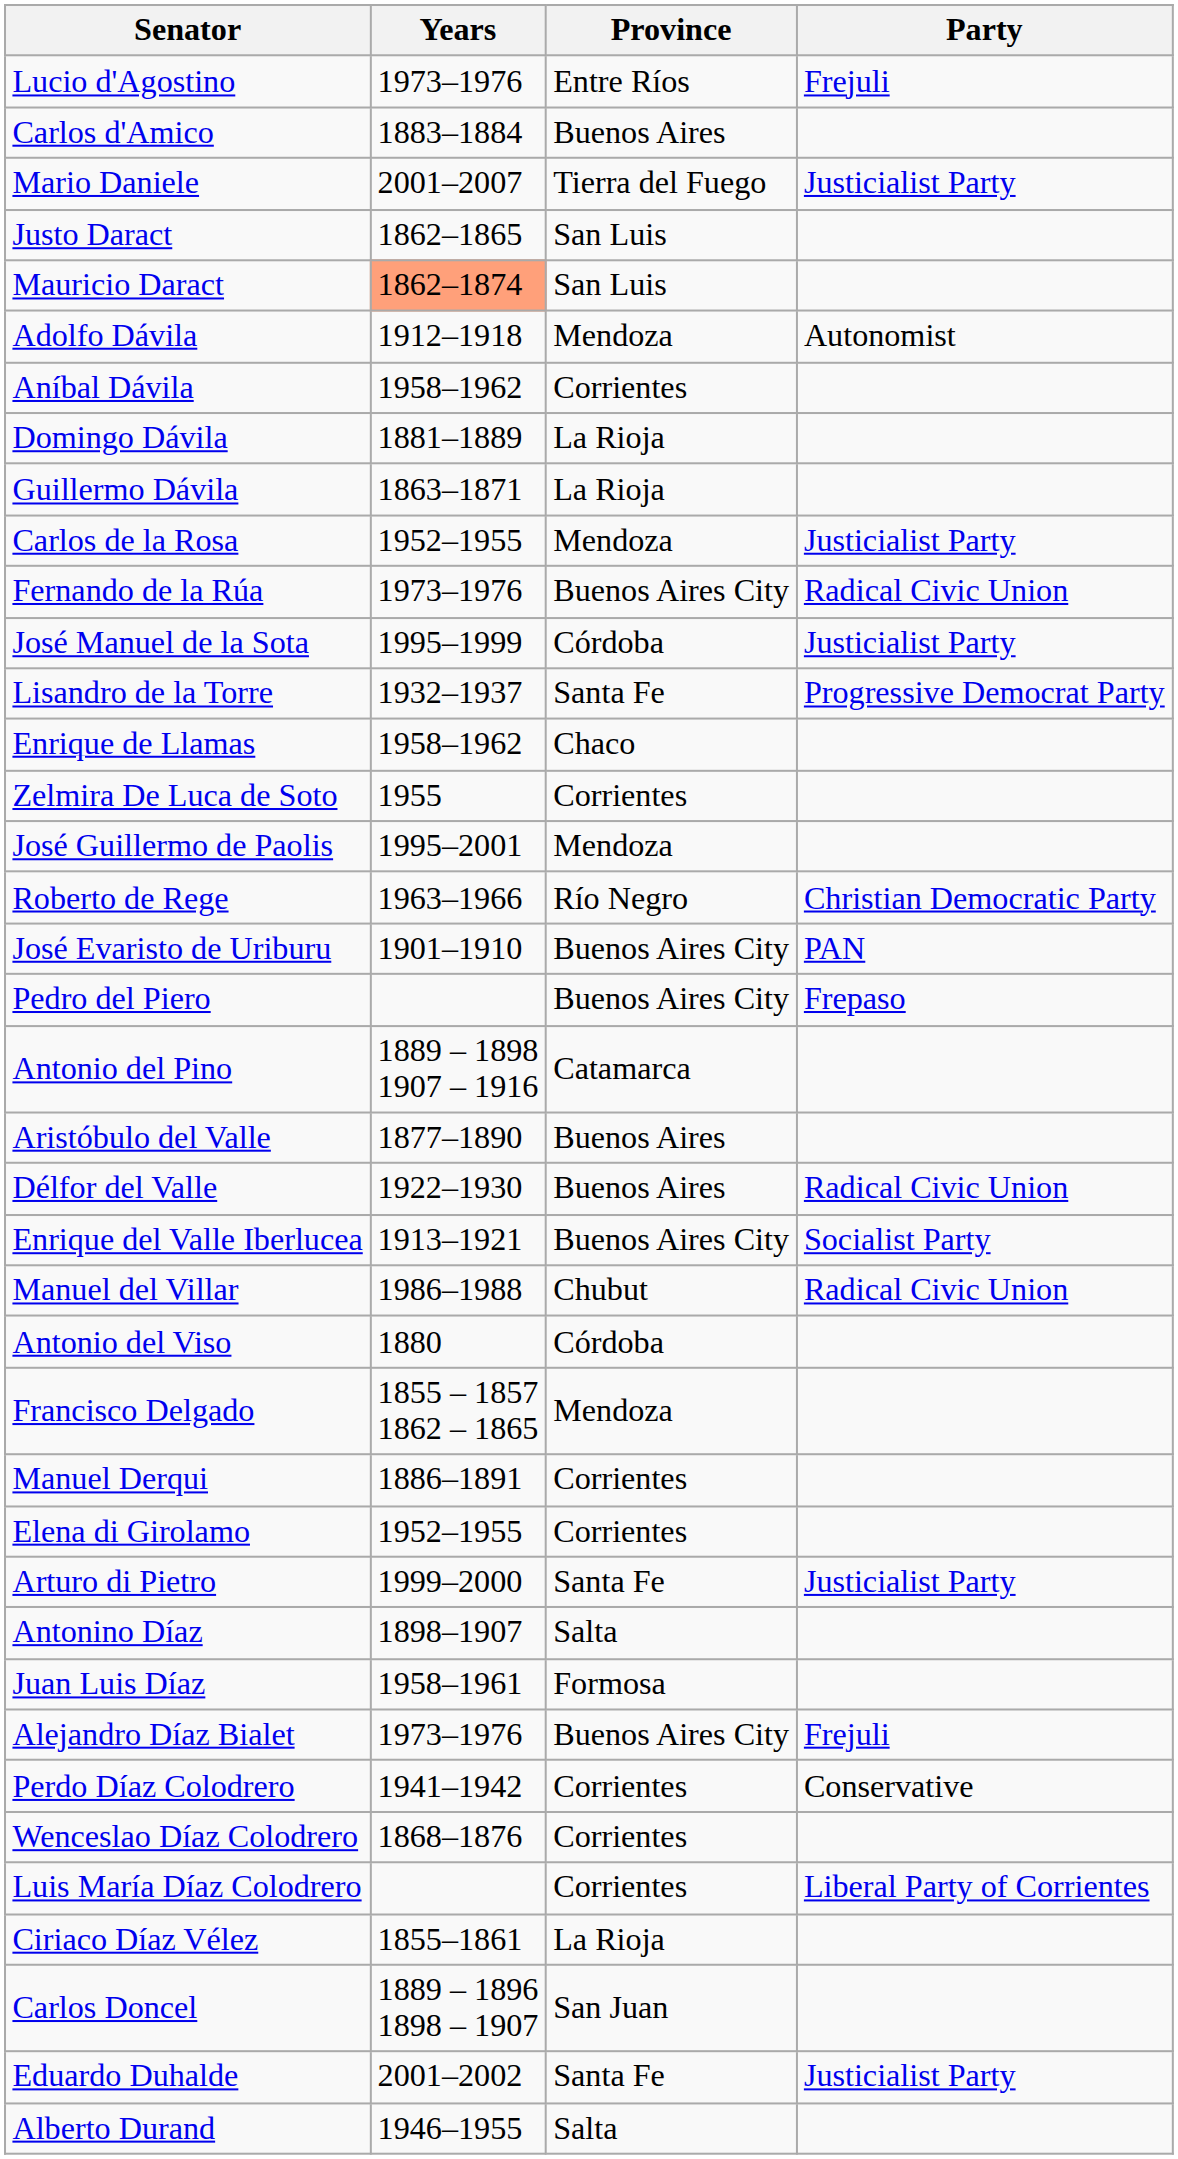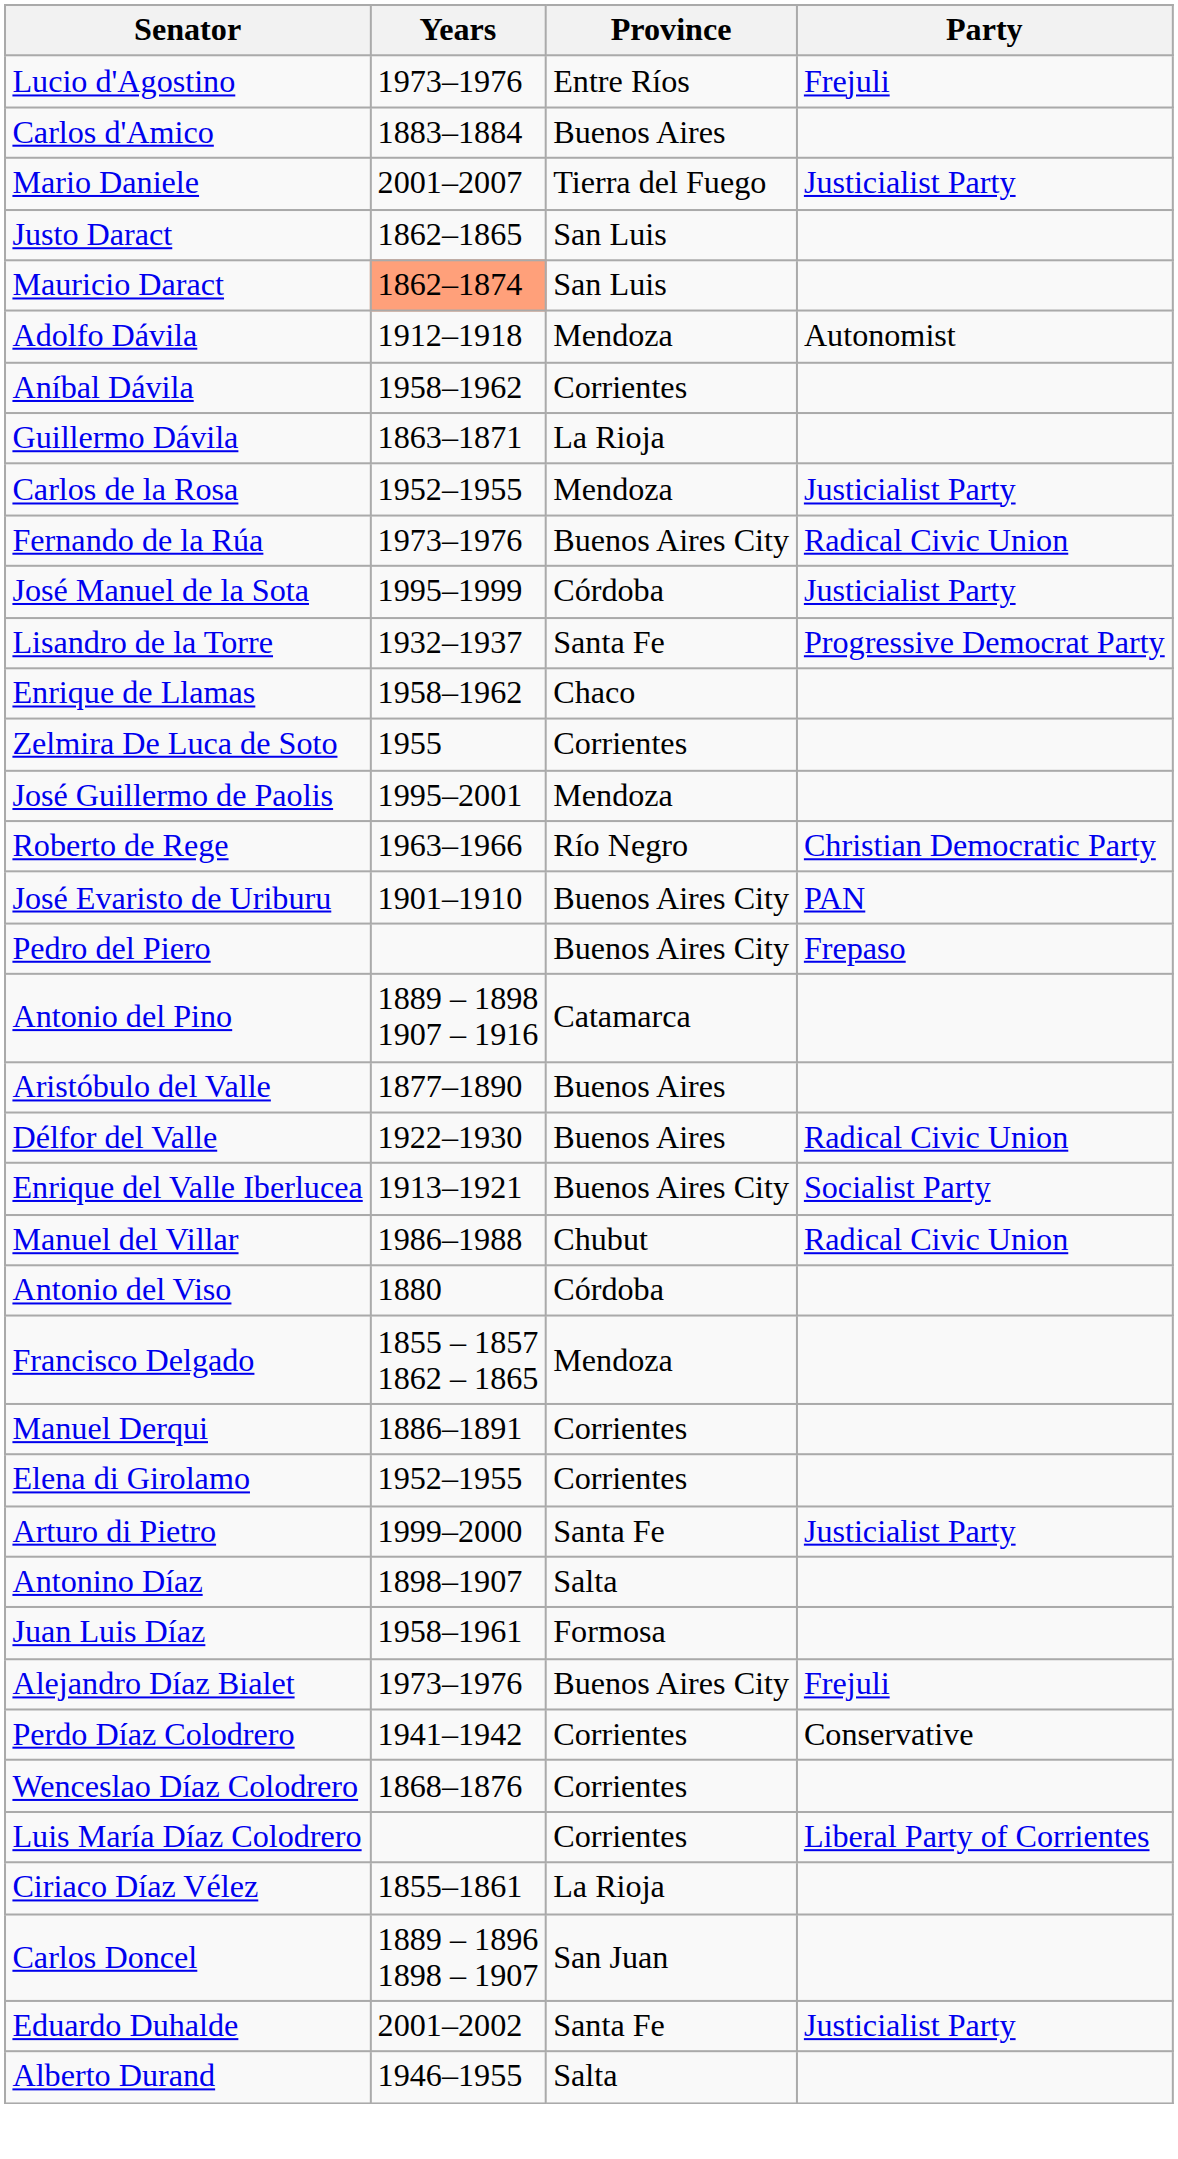- row: (120, 438)
